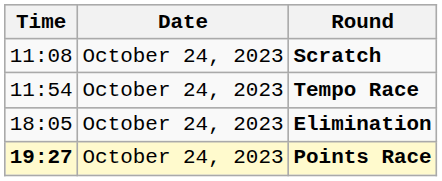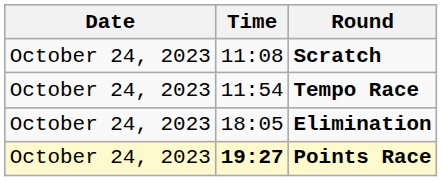columns swapped: (183, 22) <-> (41, 22)
